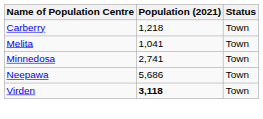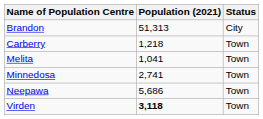+ row: (25, 28)
